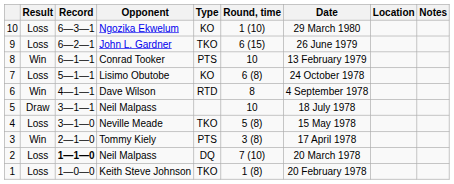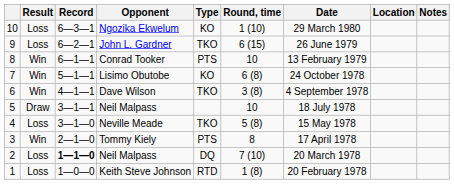(38, 76) Loss -> (38, 76) Win
(207, 92) RTD -> (207, 92) TKO
(252, 92) 8 -> (252, 92) 3 (8)
(252, 140) 3 (8) -> (252, 140) 8
(207, 171) TKO -> (207, 171) RTD
